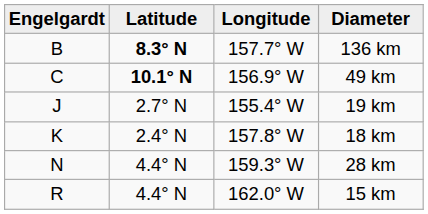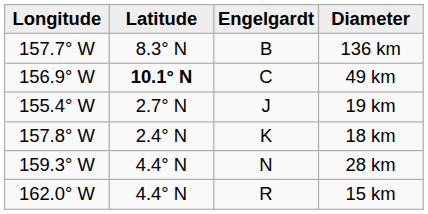columns swapped: (57, 19) <-> (266, 19)
(161, 48) bold -> (161, 48) normal
